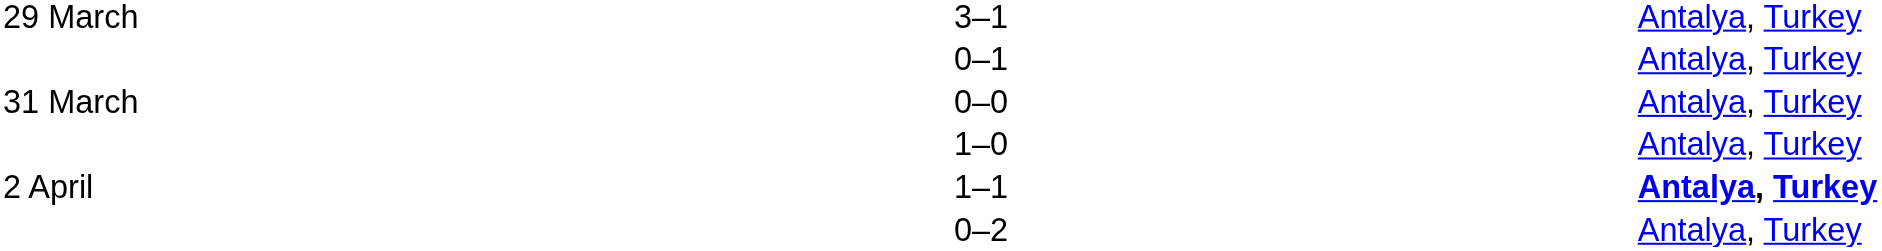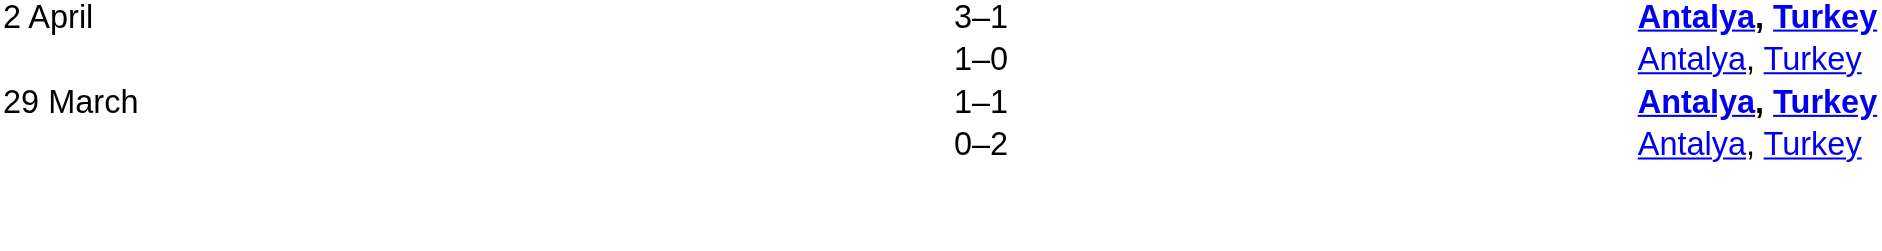(71, 16) 29 March -> (48, 16) 2 April
(1750, 16) normal -> (1757, 16) bold
- row: (981, 59)
- row: (981, 102)
(48, 187) 2 April -> (71, 102) 29 March
